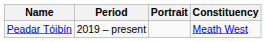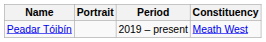columns swapped: (169, 12) <-> (111, 12)
